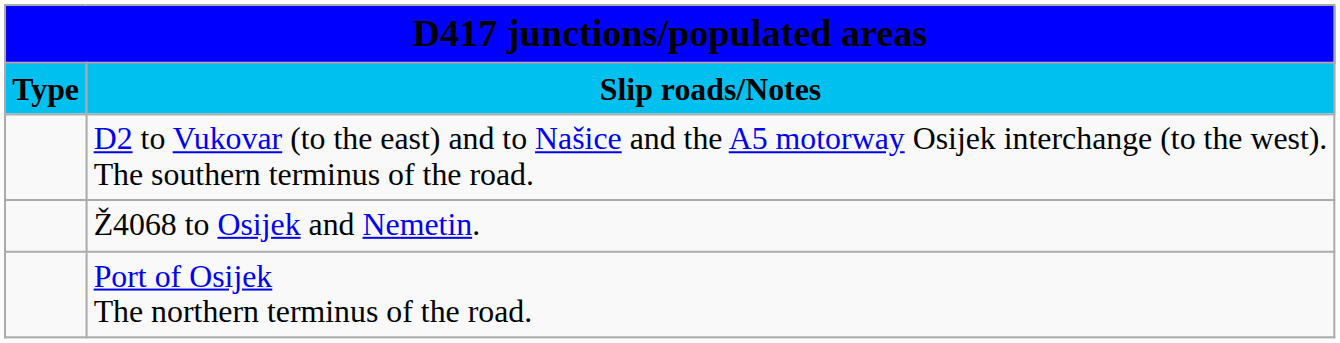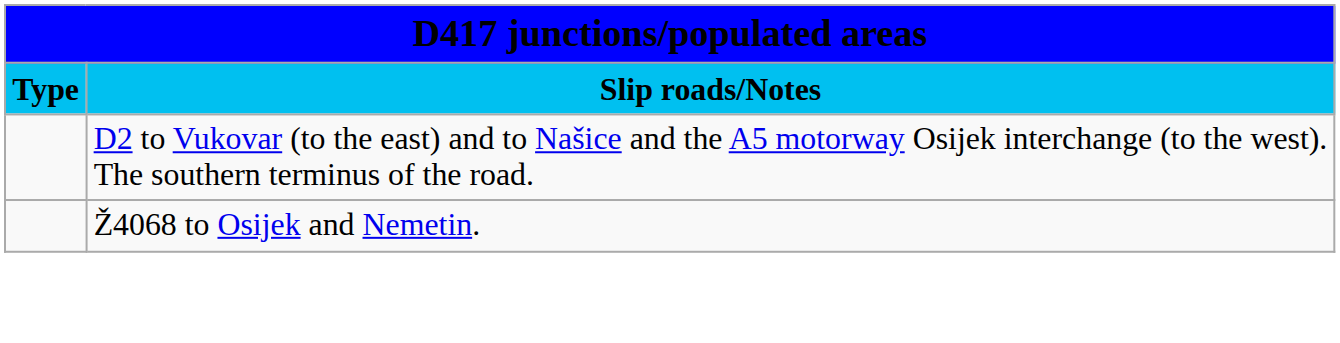- row: (313, 293)
